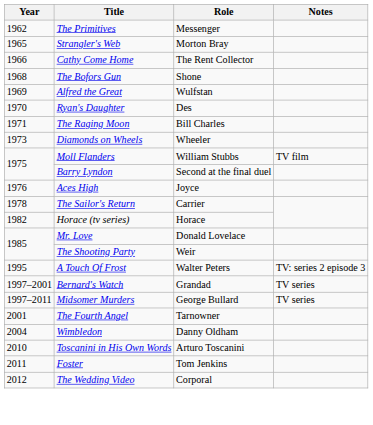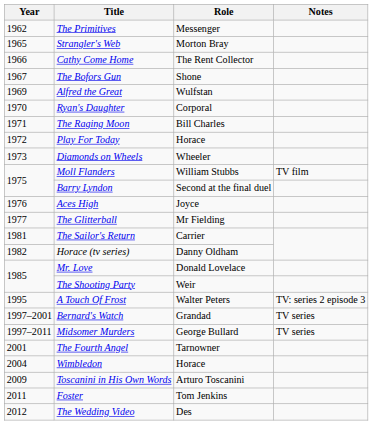(17, 76) 1968 -> (17, 76) 1967
(184, 108) Des -> (194, 108) Corporal
+ row: (88, 140)
+ row: (87, 220)
(17, 204) 1978 -> (17, 236) 1981
(191, 220) Horace -> (207, 252) Danny Oldham
(207, 332) Danny Oldham -> (191, 364) Horace
(17, 348) 2010 -> (17, 380) 2009
(194, 380) Corporal -> (184, 412) Des
